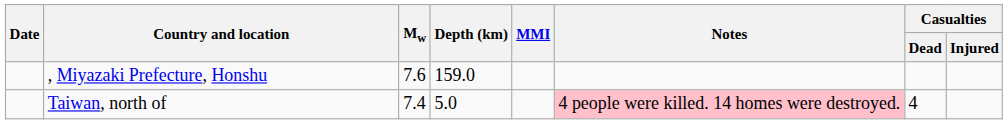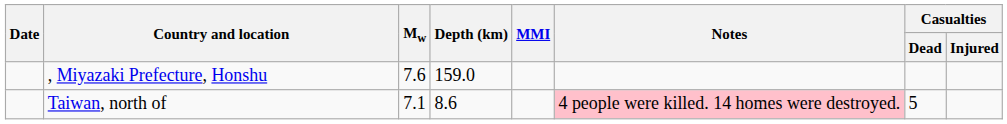(414, 103) 7.4 -> (414, 103) 7.1
(446, 103) 5.0 -> (446, 103) 8.6
(913, 103) 4 -> (913, 103) 5
